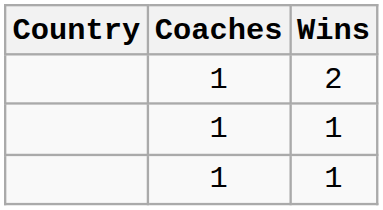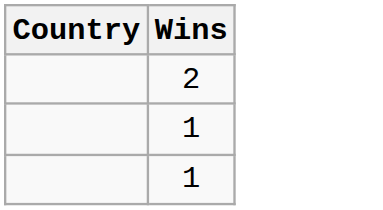- column: (219, 30)
